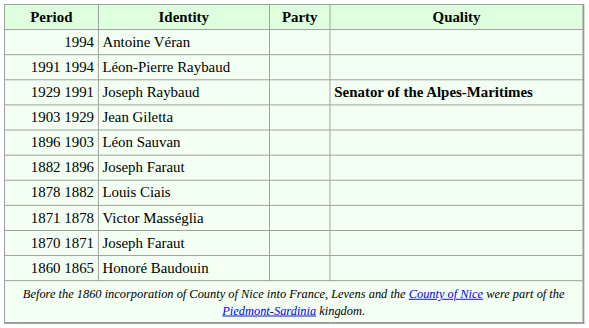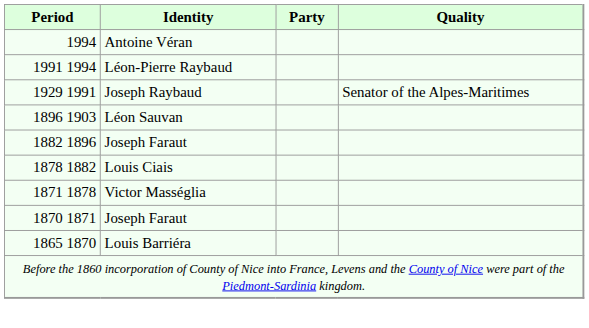(434, 92) bold -> (436, 92) normal
- row: (62, 117)
+ row: (65, 243)
- row: (62, 268)
